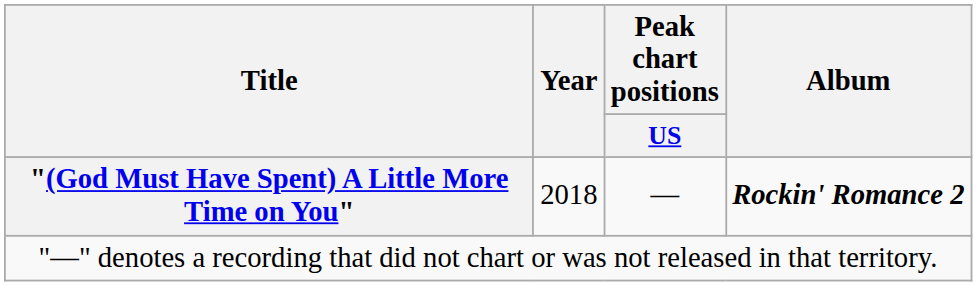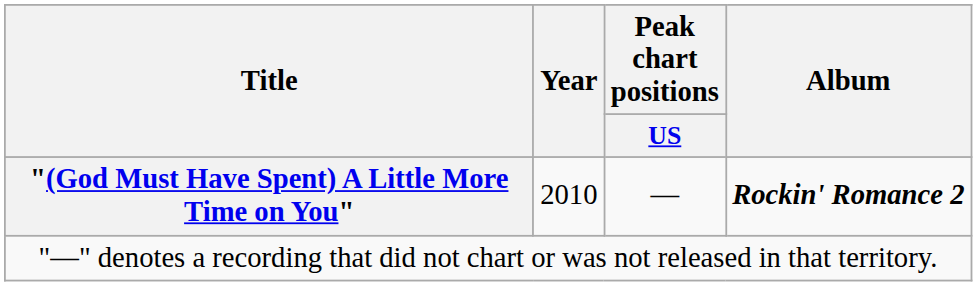(569, 195) 2018 -> (569, 195) 2010
